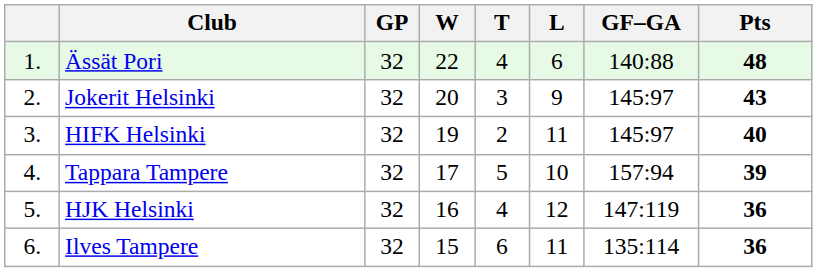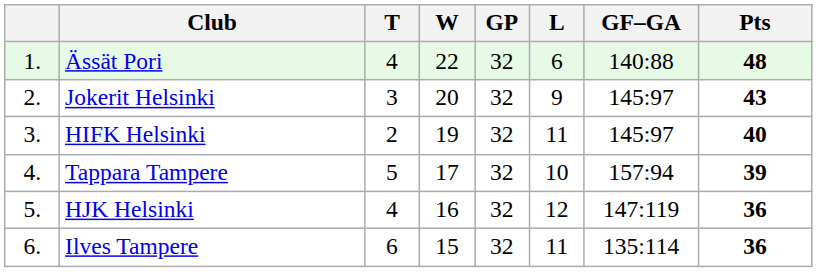columns swapped: (392, 23) <-> (502, 23)
